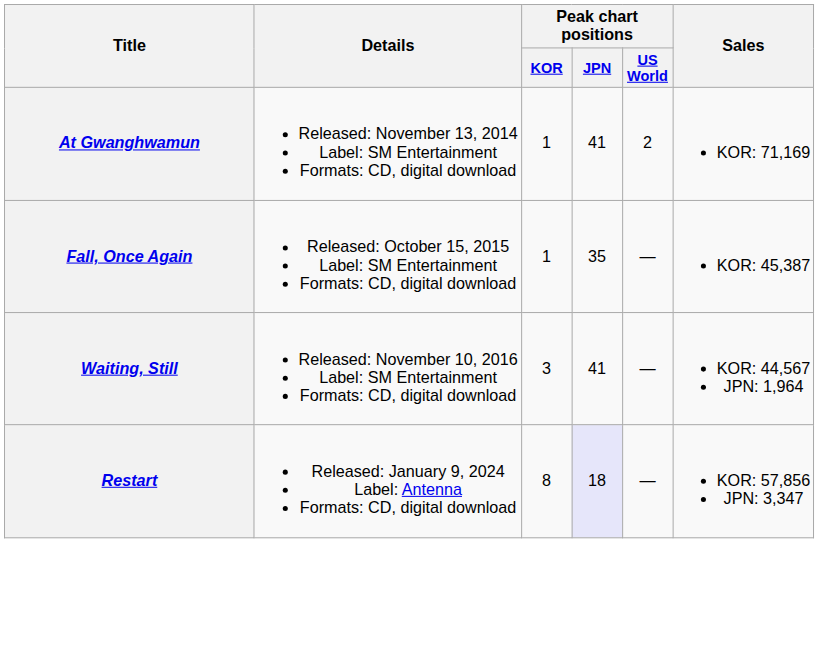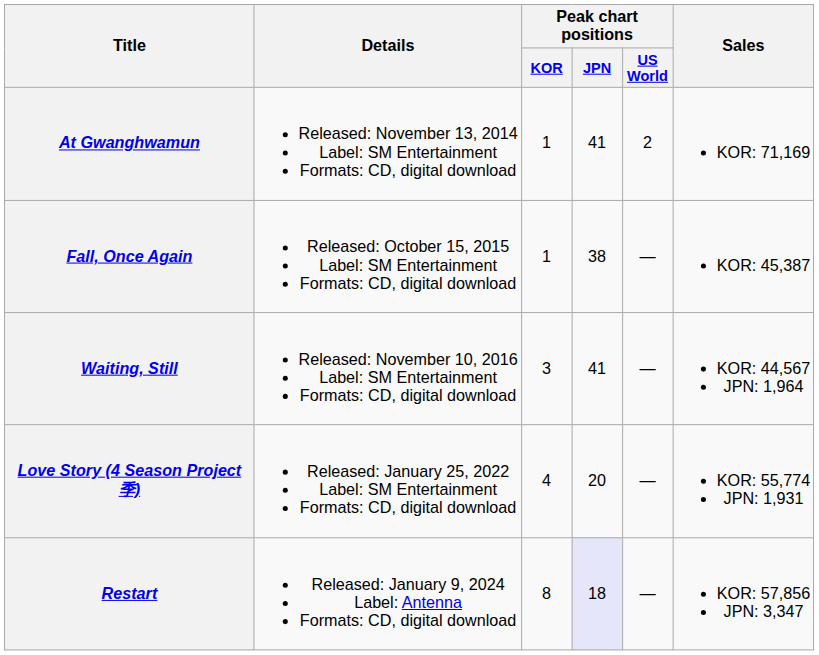(597, 256) 35 -> (597, 256) 38
+ row: (129, 480)
